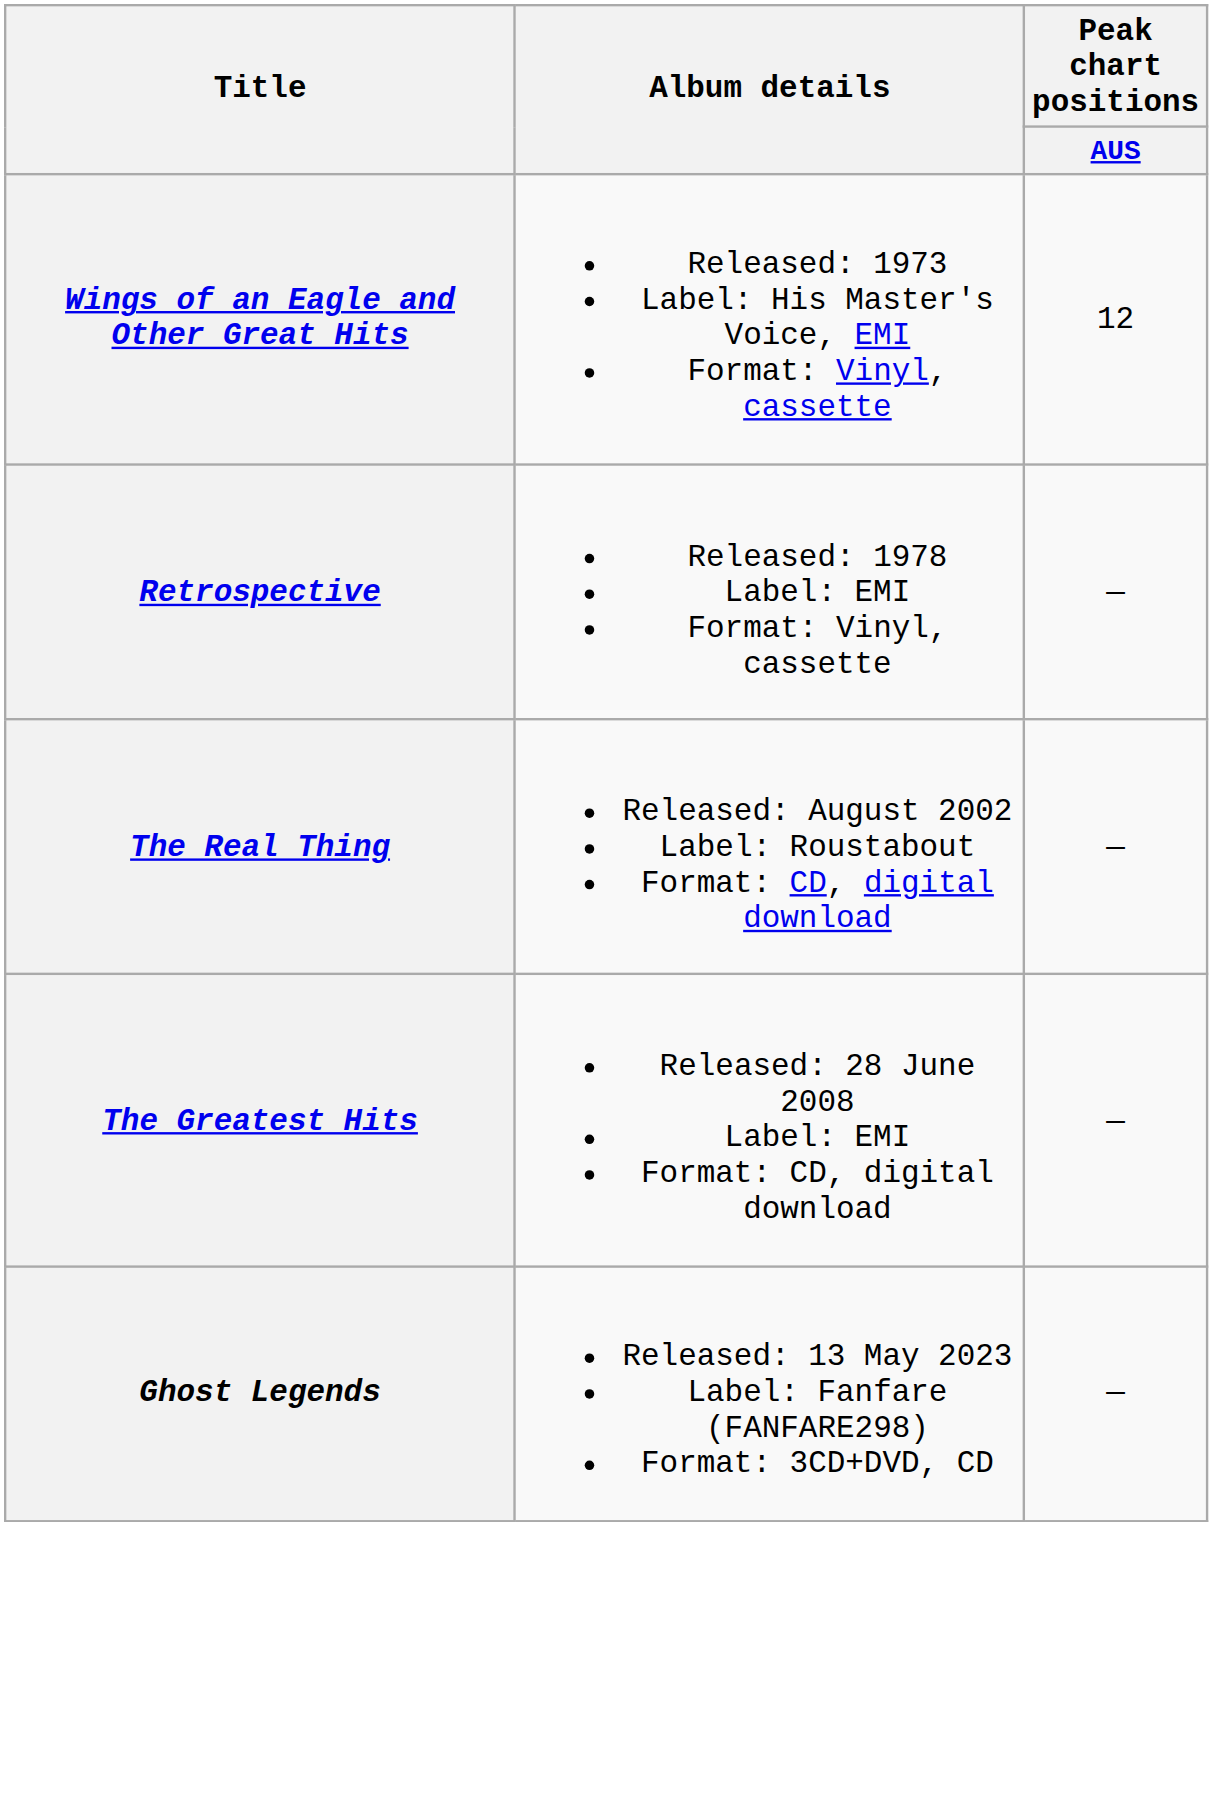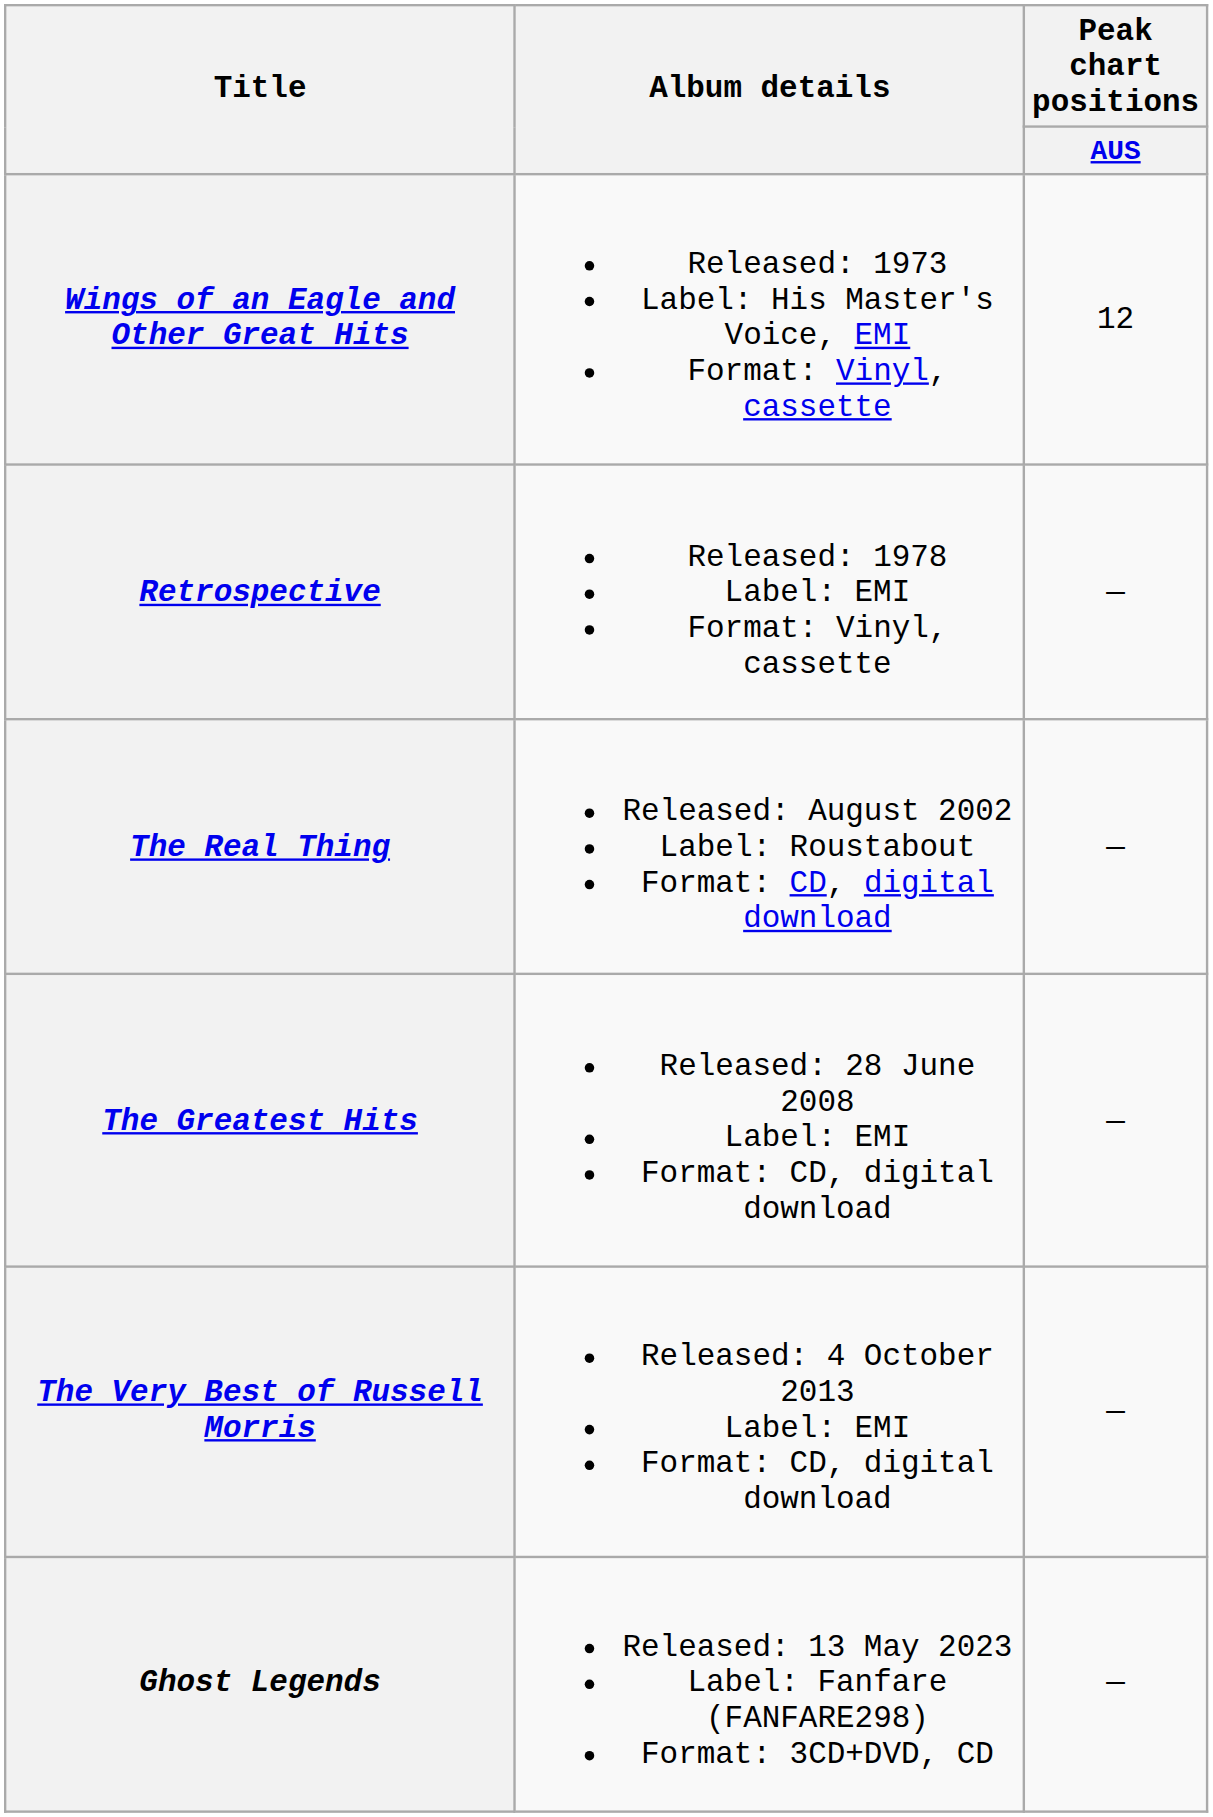+ row: (260, 1411)
